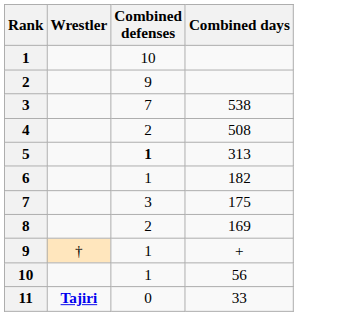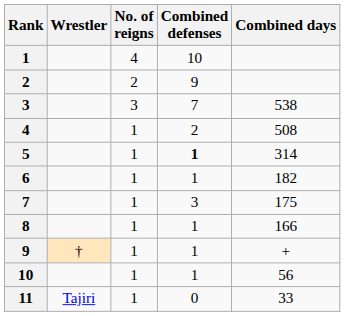+ column: (134, 25)
(239, 154) 313 -> (286, 154) 314
(148, 226) 2 -> (195, 226) 1
(239, 226) 169 -> (286, 226) 166
(79, 298) bold -> (79, 298) normal
